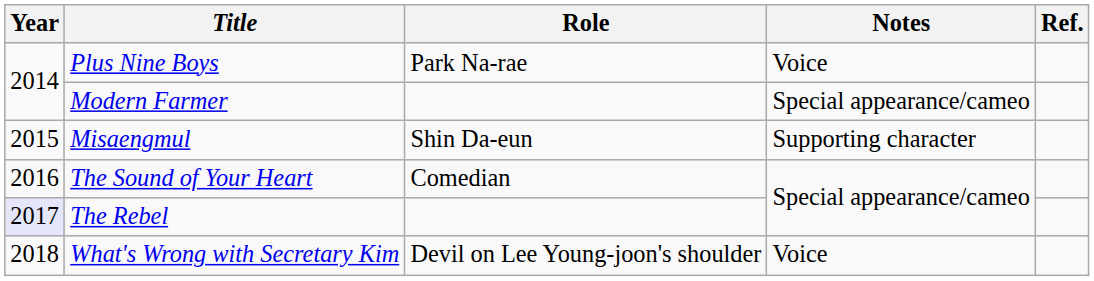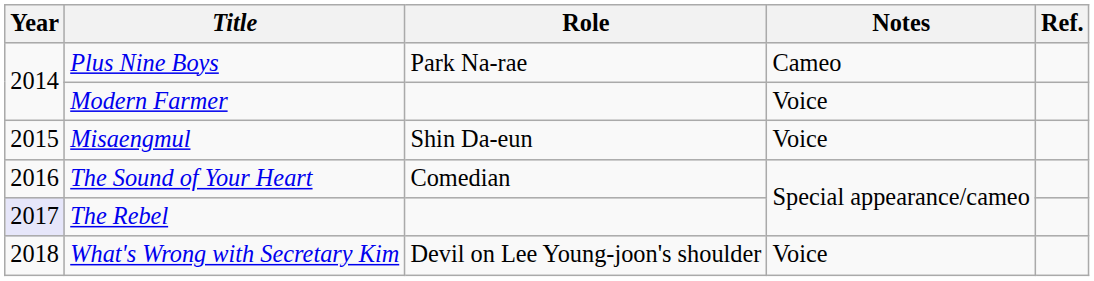(800, 62) Voice -> (807, 62) Cameo
(901, 100) Special appearance/cameo -> (800, 100) Voice
(874, 139) Supporting character -> (800, 139) Voice
